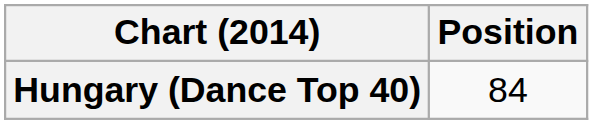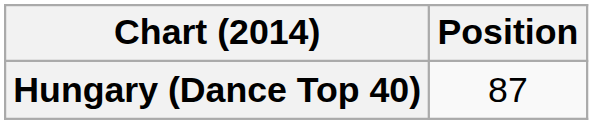(508, 89) 84 -> (508, 89) 87
